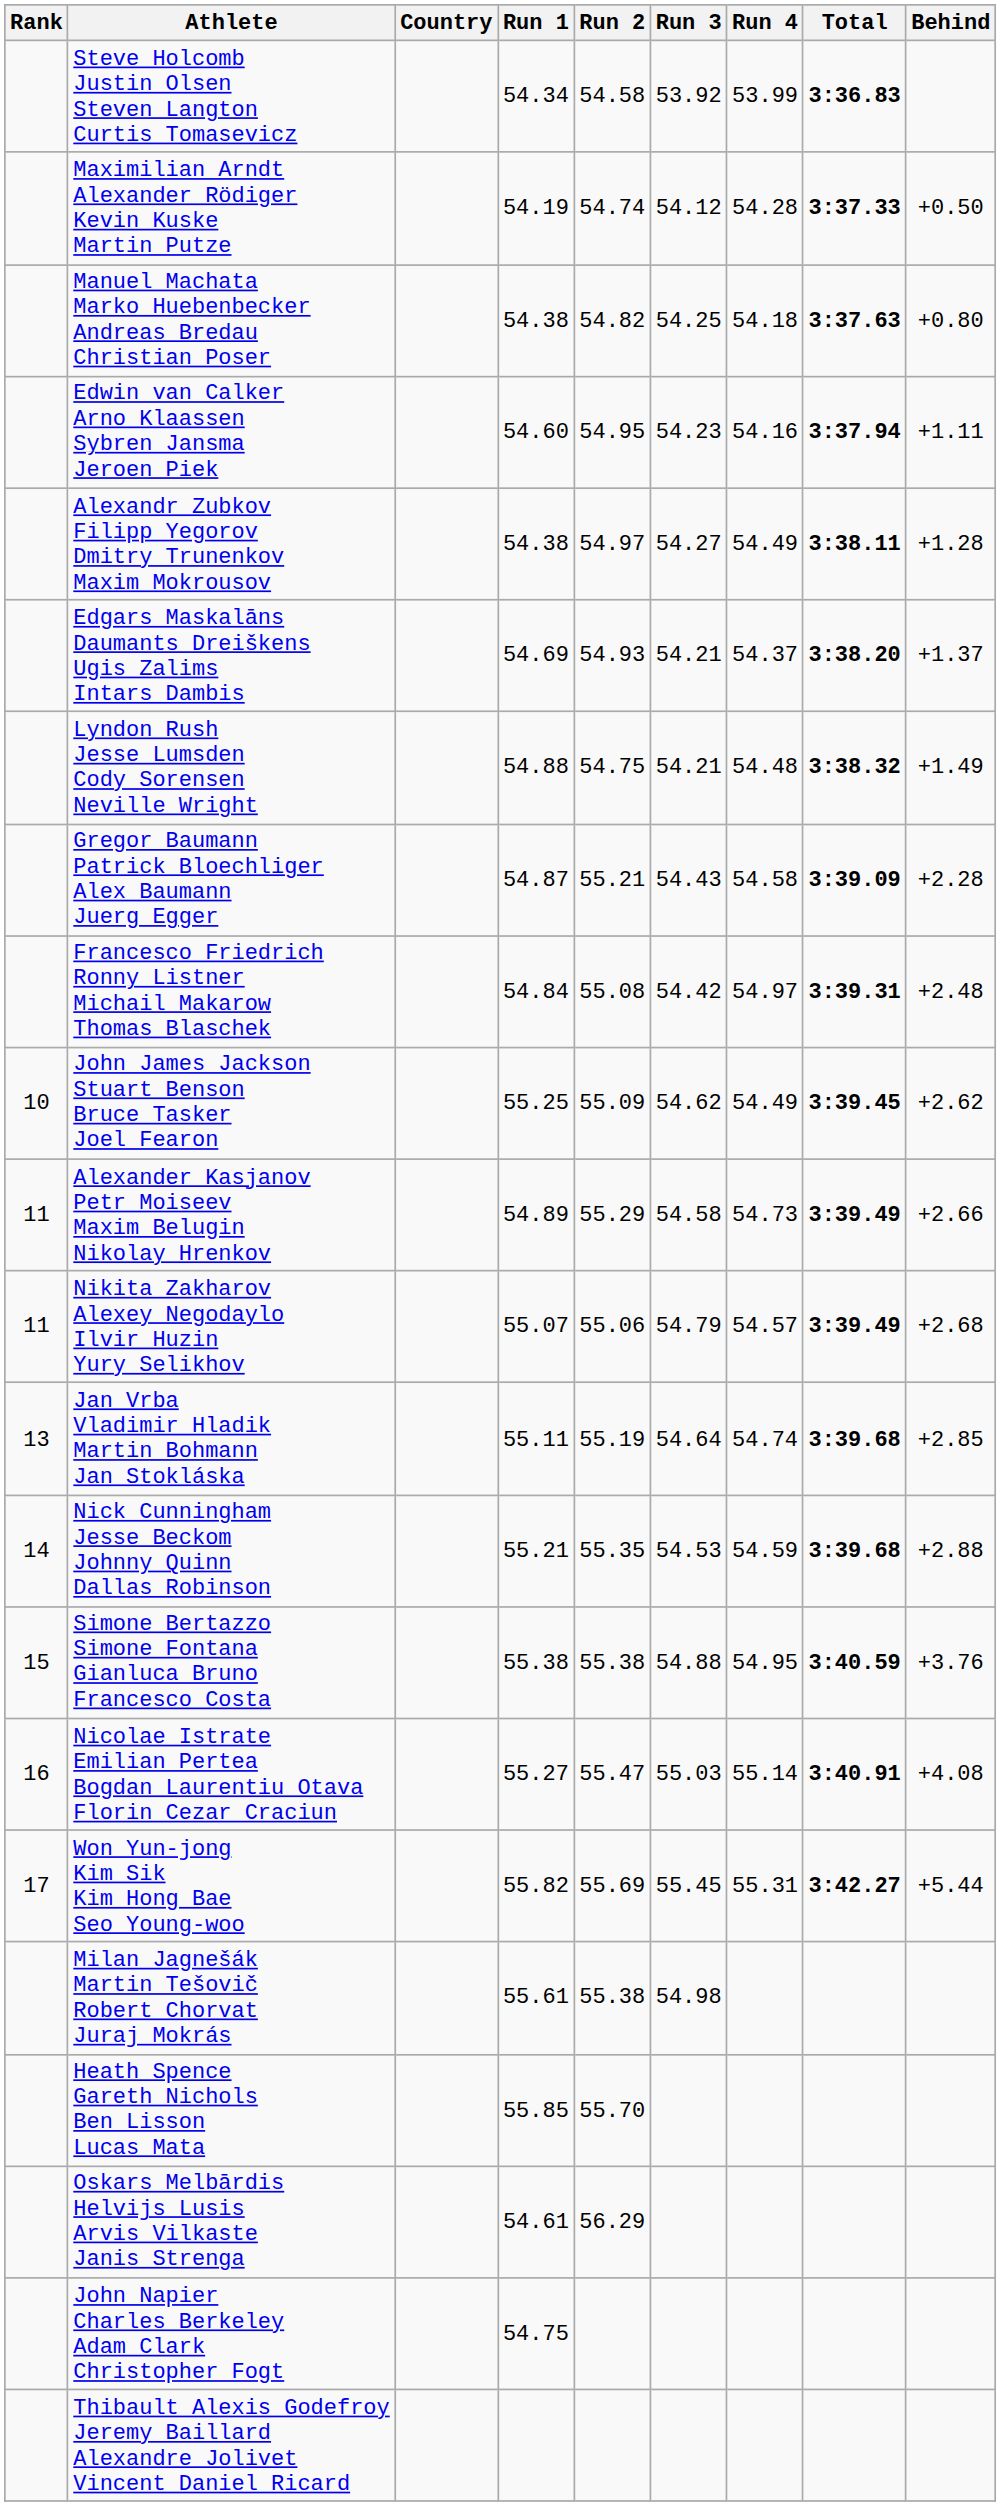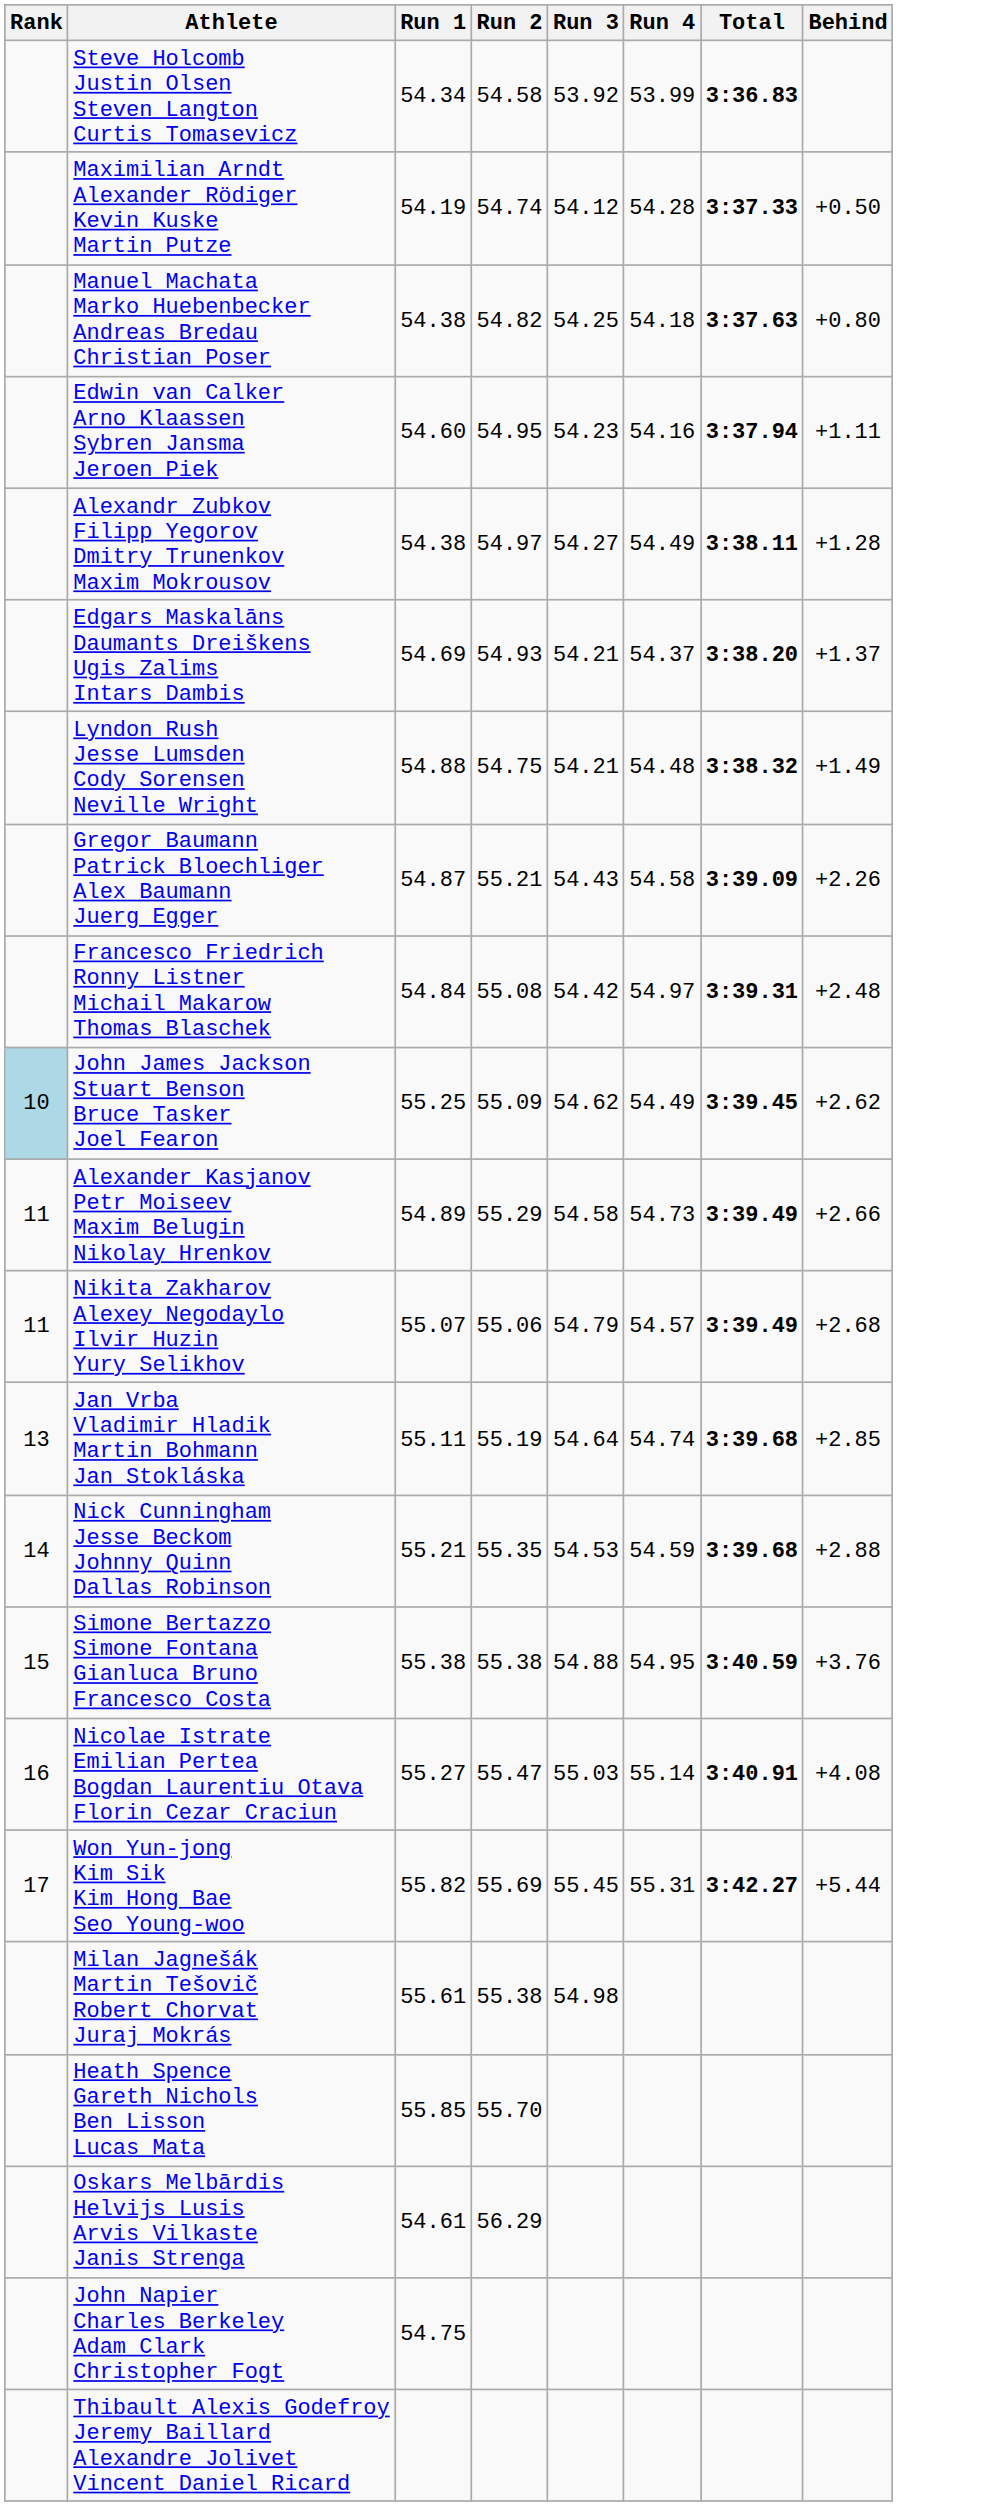- column: (446, 23)
(951, 880) +2.28 -> (848, 880) +2.26
(36, 1103) no background -> (36, 1103) lightblue background
